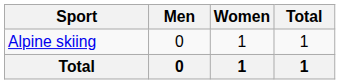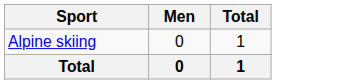- column: (242, 16)
